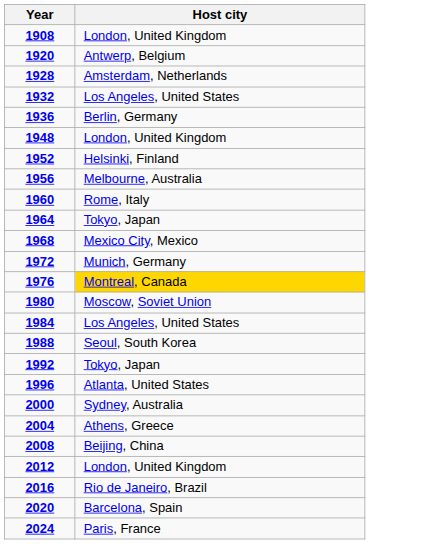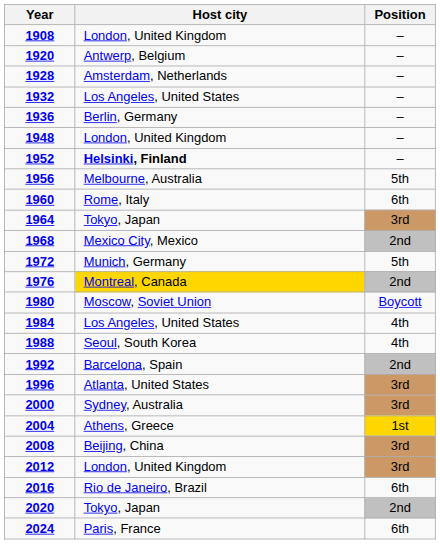+ column: (400, 14)
(131, 158) normal -> (135, 158) bold
(122, 364) Tokyo, Japan -> (133, 364) Barcelona, Spain
(133, 508) Barcelona, Spain -> (122, 508) Tokyo, Japan
